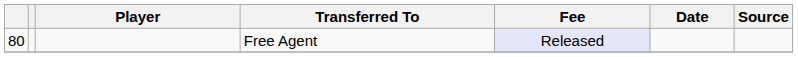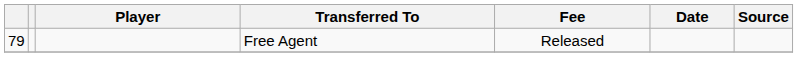(16, 40) 80 -> (16, 40) 79
(572, 40) lavender background -> (572, 40) no background
